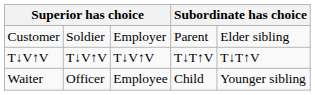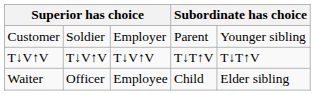(255, 36) Elder sibling -> (263, 36) Younger sibling
(263, 79) Younger sibling -> (255, 79) Elder sibling
